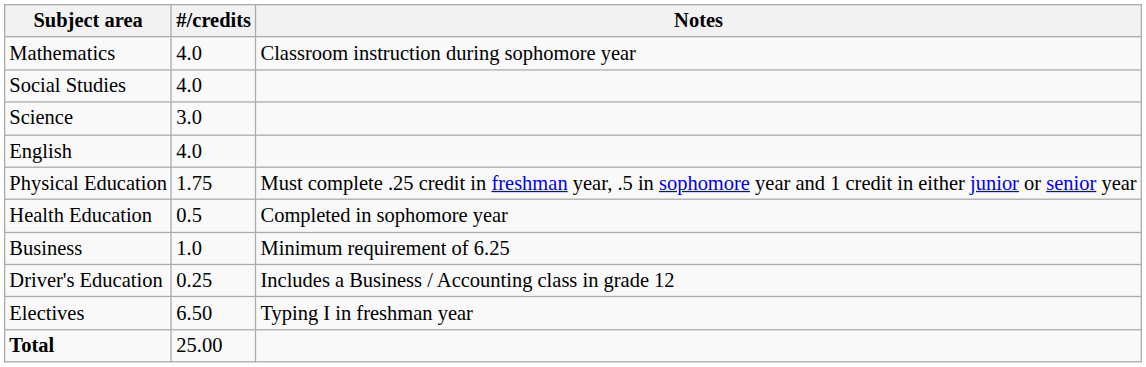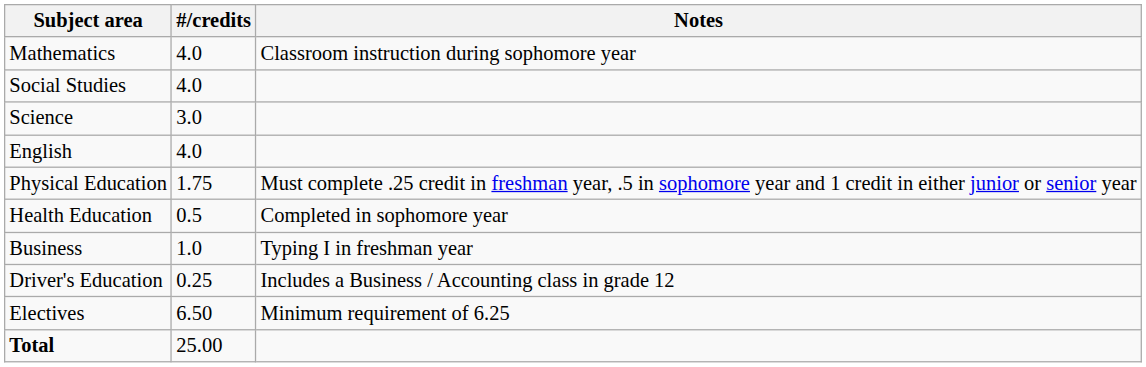(385, 248) Minimum requirement of 6.25 -> (367, 248) Typing I in freshman year
(367, 313) Typing I in freshman year -> (385, 313) Minimum requirement of 6.25
